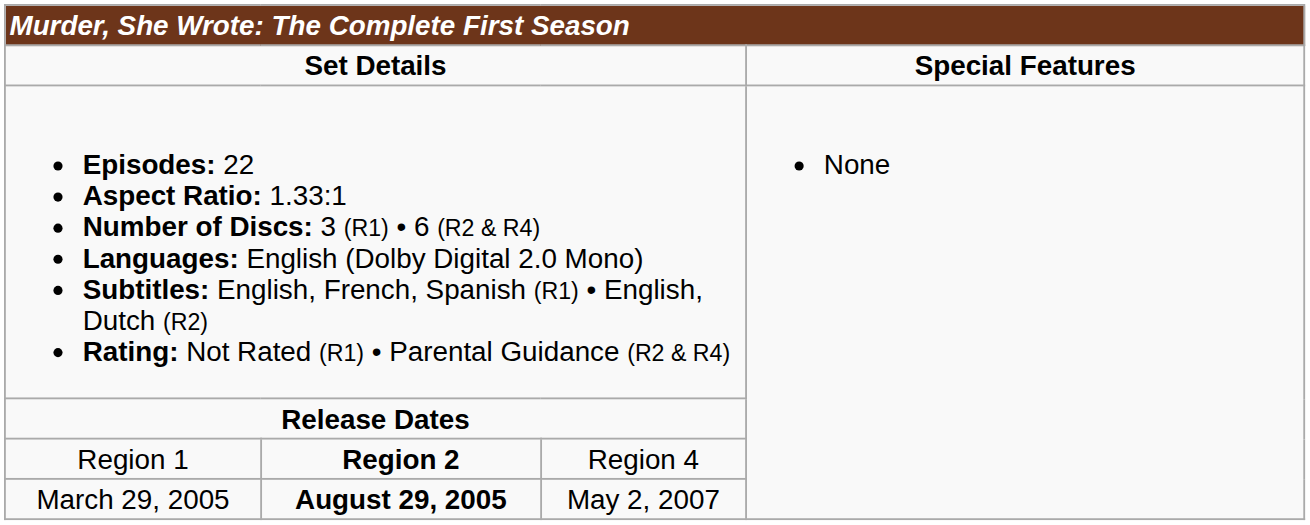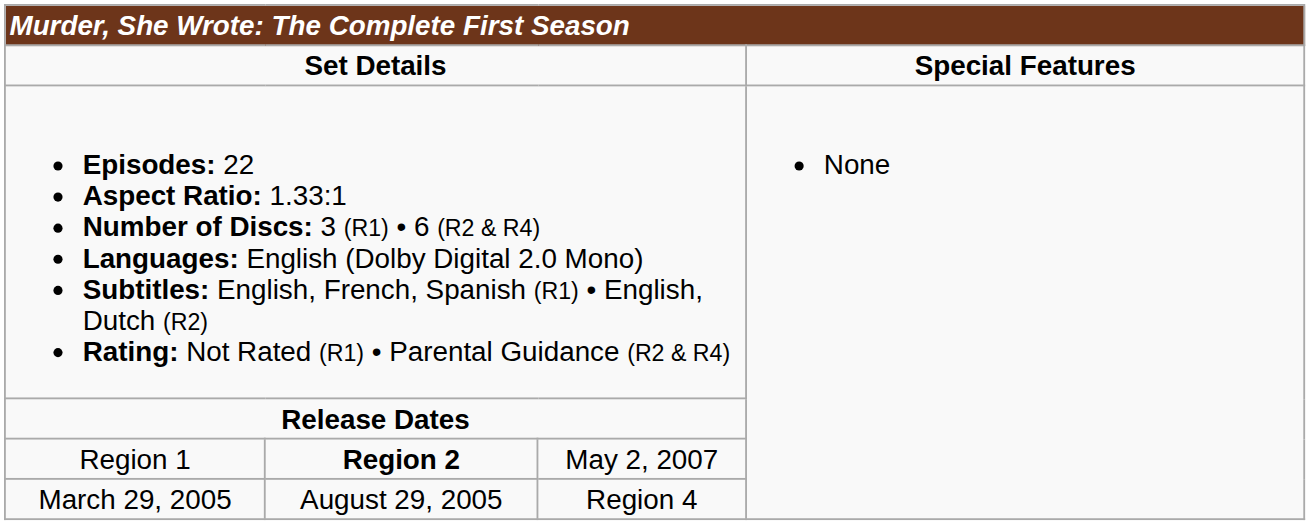(643, 459) Region 4 -> (642, 459) May 2, 2007
(401, 500) bold -> (401, 500) normal
(643, 500) May 2, 2007 -> (642, 500) Region 4
